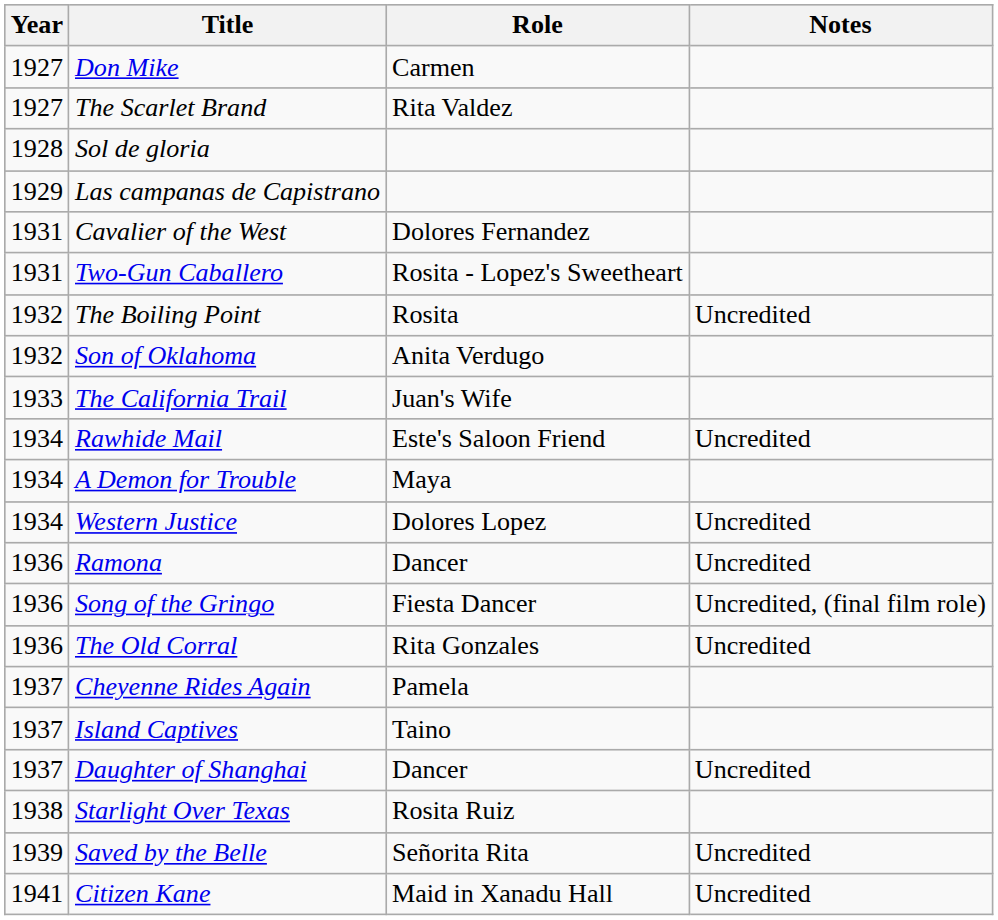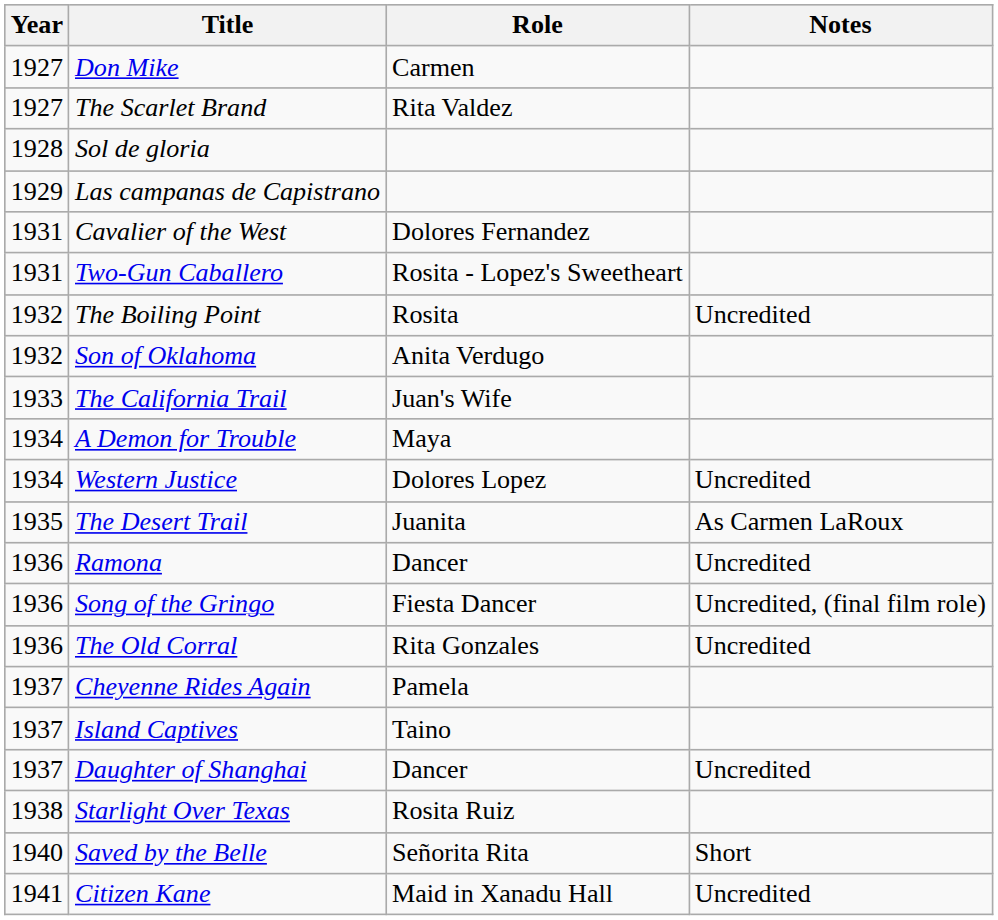- row: (149, 438)
+ row: (161, 521)
(37, 852) 1939 -> (37, 852) 1940
(753, 852) Uncredited -> (723, 852) Short
